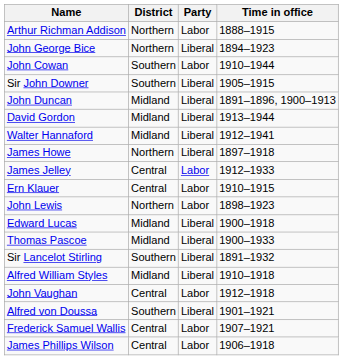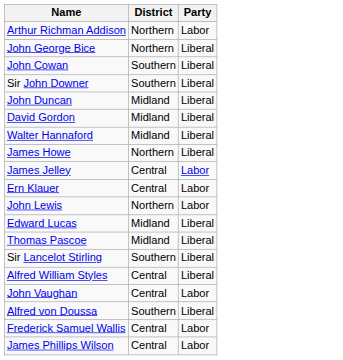- column: (277, 13)
(195, 65) Labor -> (197, 65) Liberal
(150, 275) Midland -> (149, 275) Central
